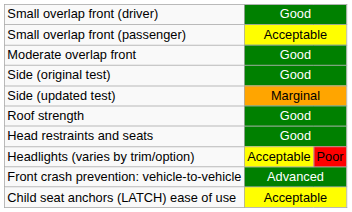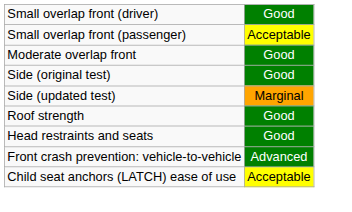- row: (101, 156)
